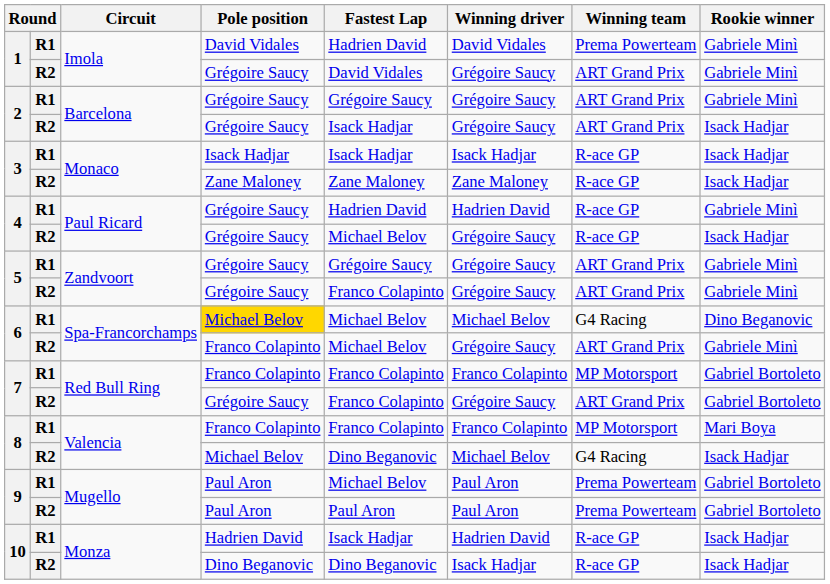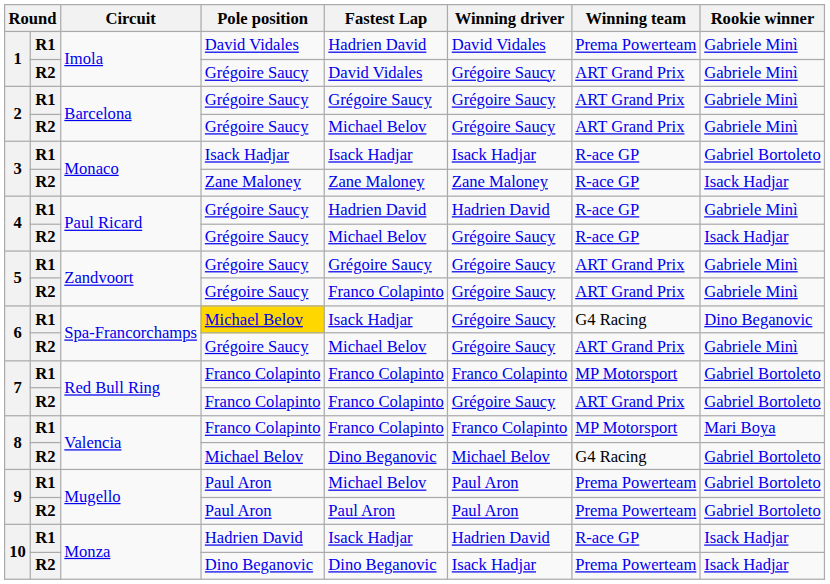(370, 127) Isack Hadjar -> (377, 127) Michael Belov
(746, 127) Isack Hadjar -> (751, 127) Gabriele Minì
(746, 154) Isack Hadjar -> (762, 154) Gabriel Bortoleto
(377, 318) Michael Belov -> (370, 318) Isack Hadjar
(501, 318) Michael Belov -> (504, 318) Grégoire Saucy
(263, 346) Franco Colapinto -> (257, 346) Grégoire Saucy
(257, 401) Grégoire Saucy -> (263, 401) Franco Colapinto
(746, 455) Isack Hadjar -> (762, 455) Gabriel Bortoleto
(607, 565) R-ace GP -> (636, 565) Prema Powerteam
